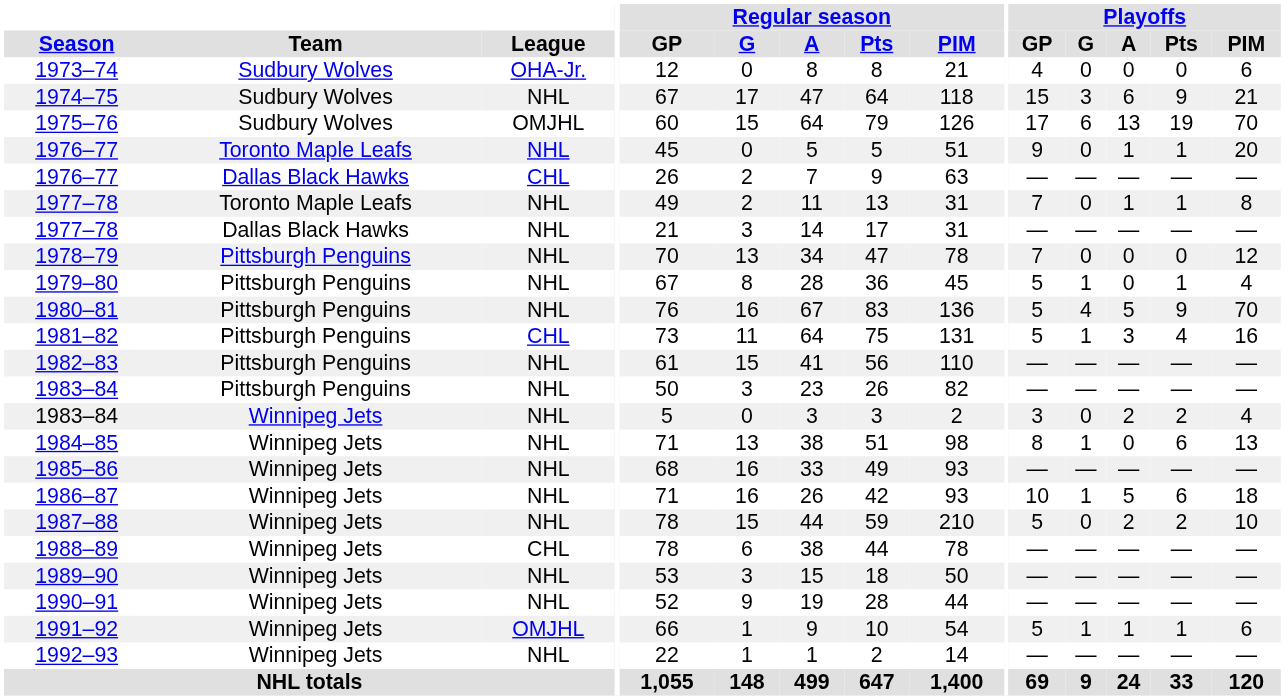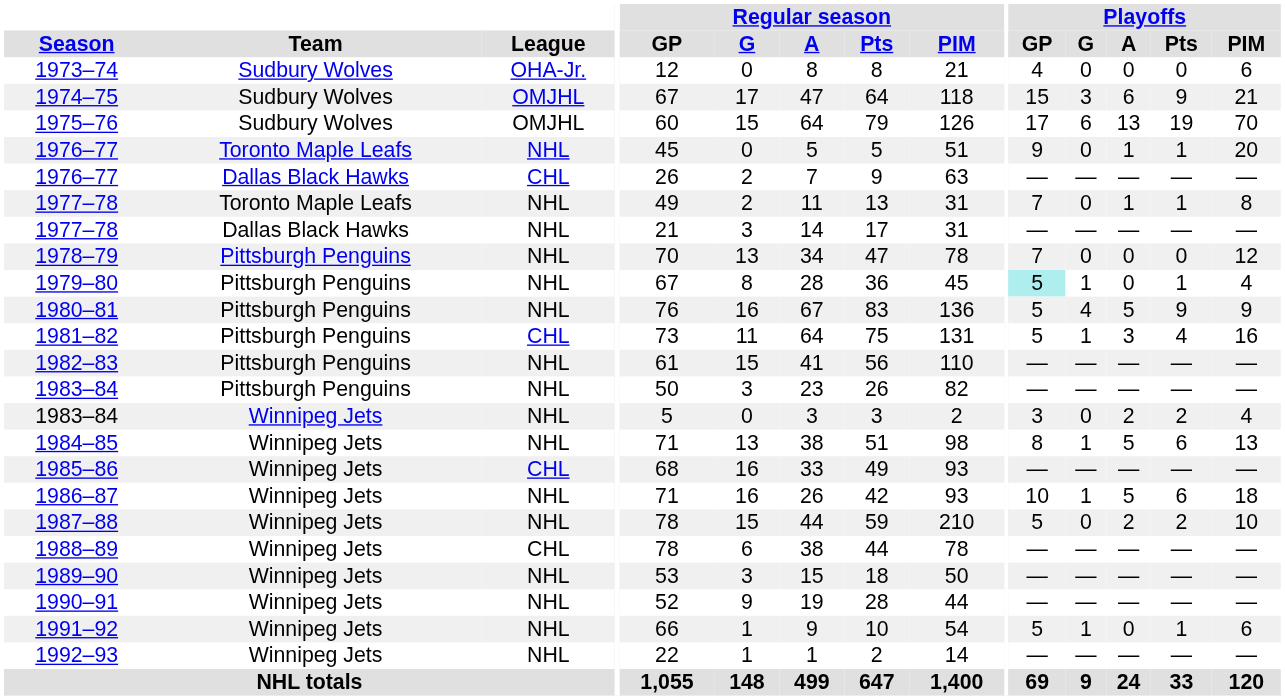(548, 96) NHL -> (548, 96) OMJHL
(1037, 283) no background -> (1037, 283) paleturquoise background
(1246, 309) 70 -> (1246, 309) 9
(1129, 442) 0 -> (1129, 442) 5
(548, 469) NHL -> (548, 469) CHL
(548, 628) OMJHL -> (548, 628) NHL
(1129, 628) 1 -> (1129, 628) 0
